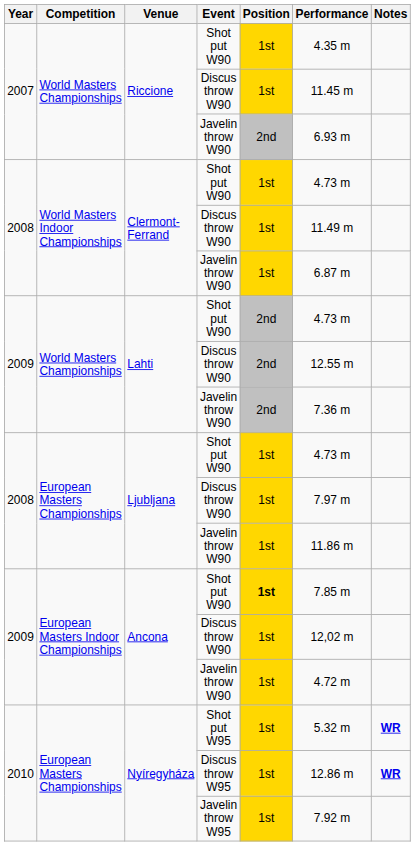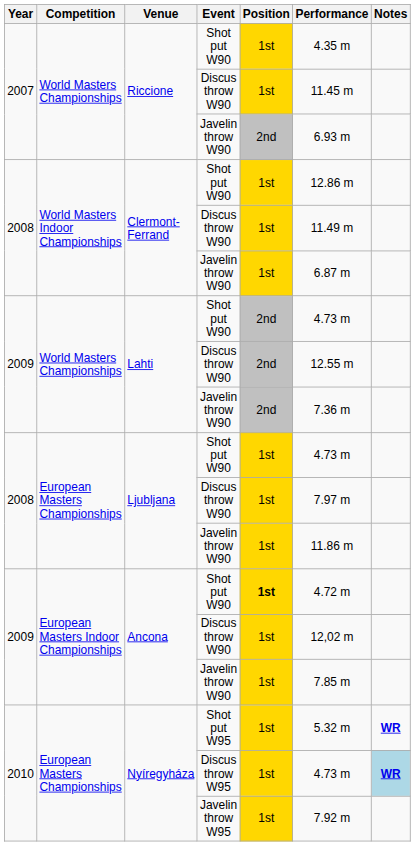(332, 183) 4.73 m -> (332, 183) 12.86 m
(332, 592) 7.85 m -> (332, 592) 4.72 m
(332, 683) 4.72 m -> (332, 683) 7.85 m
(332, 773) 12.86 m -> (332, 773) 4.73 m
(391, 773) no background -> (391, 773) lightblue background
